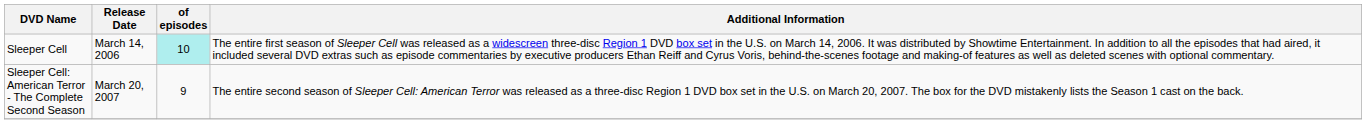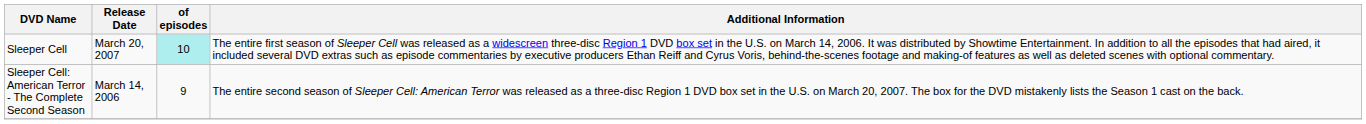(119, 49) March 14, 2006 -> (119, 49) March 20, 2007
(119, 91) March 20, 2007 -> (119, 91) March 14, 2006
